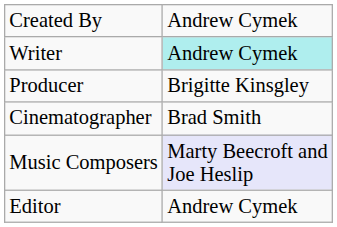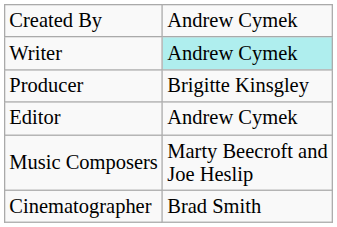rows swapped: (80, 118) <-> (35, 206)
(247, 162) lavender background -> (247, 162) no background
